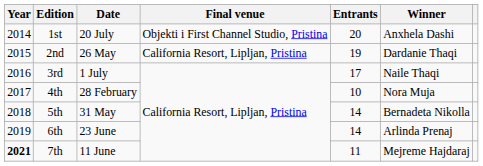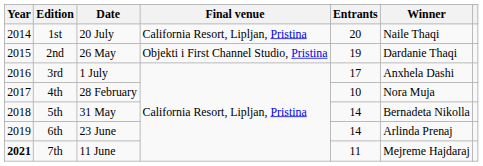(235, 34) Objekti i First Channel Studio, Pristina -> (225, 34) California Resort, Lipljan, Pristina
(419, 34) Anxhela Dashi -> (411, 34) Naile Thaqi
(225, 53) California Resort, Lipljan, Pristina -> (235, 53) Objekti i First Channel Studio, Pristina
(411, 73) Naile Thaqi -> (419, 73) Anxhela Dashi
